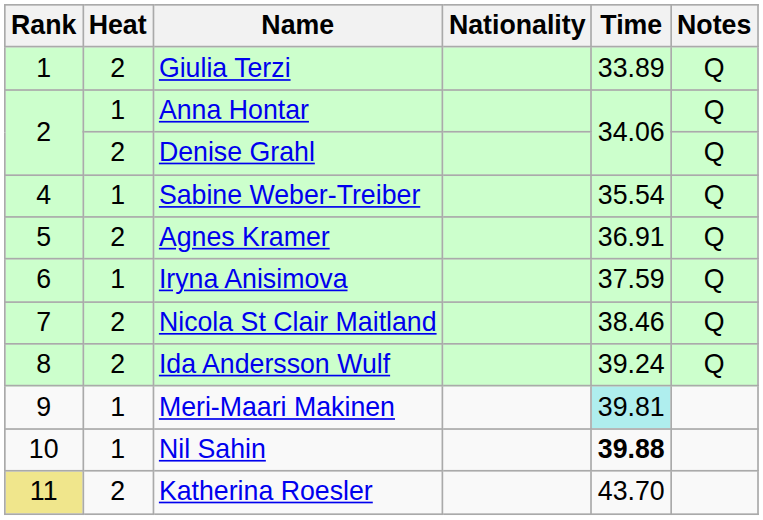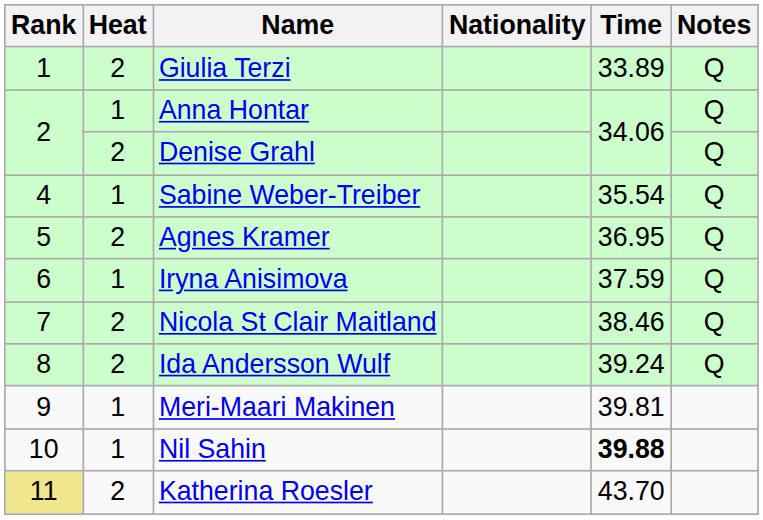(631, 237) 36.91 -> (631, 237) 36.95
(631, 407) paleturquoise background -> (631, 407) no background
